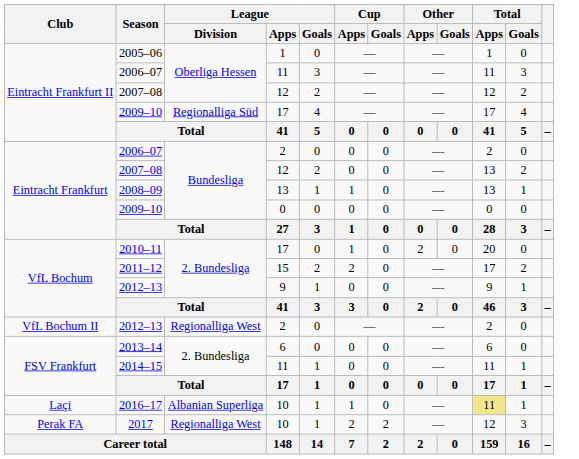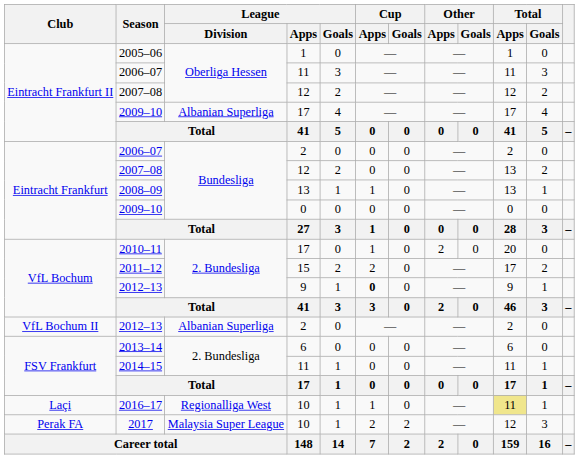(215, 111) Regionalliga Süd -> (226, 111) Albanian Superliga
(351, 287) normal -> (372, 287) bold
(215, 326) Regionalliga West -> (226, 326) Albanian Superliga
(215, 405) Albanian Superliga -> (226, 405) Regionalliga West
(215, 424) Regionalliga West -> (226, 424) Malaysia Super League
